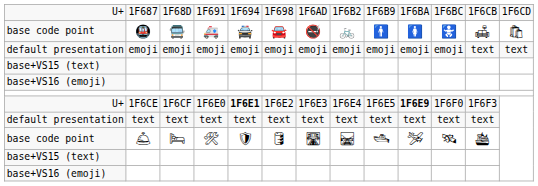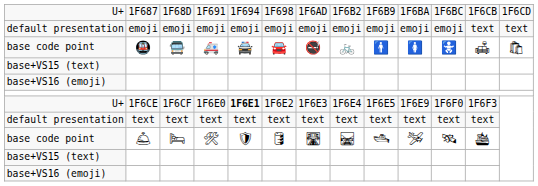rows swapped: (65, 50) <-> (51, 31)
(415, 104) bold -> (415, 104) normal
